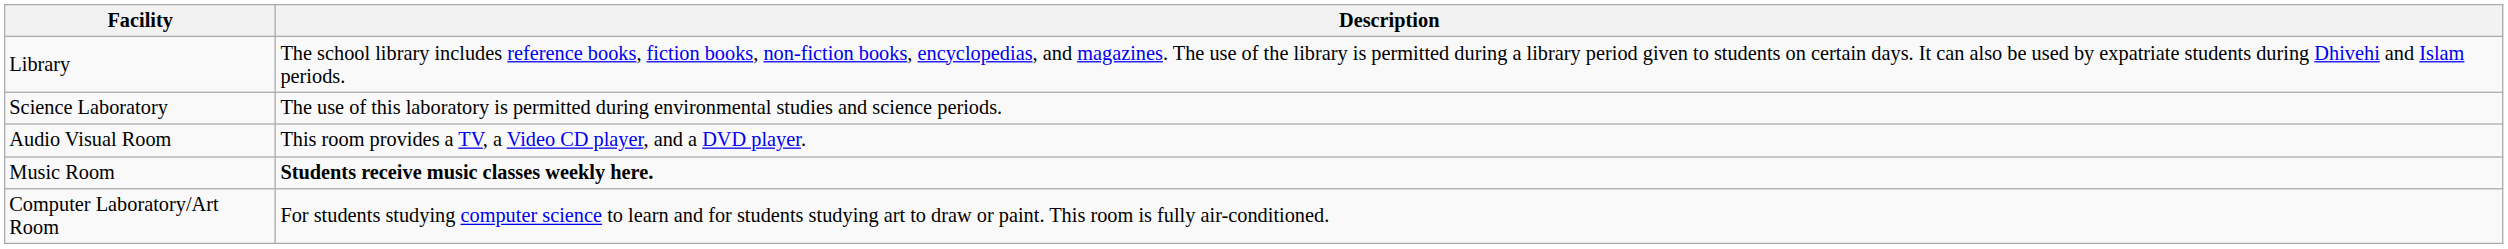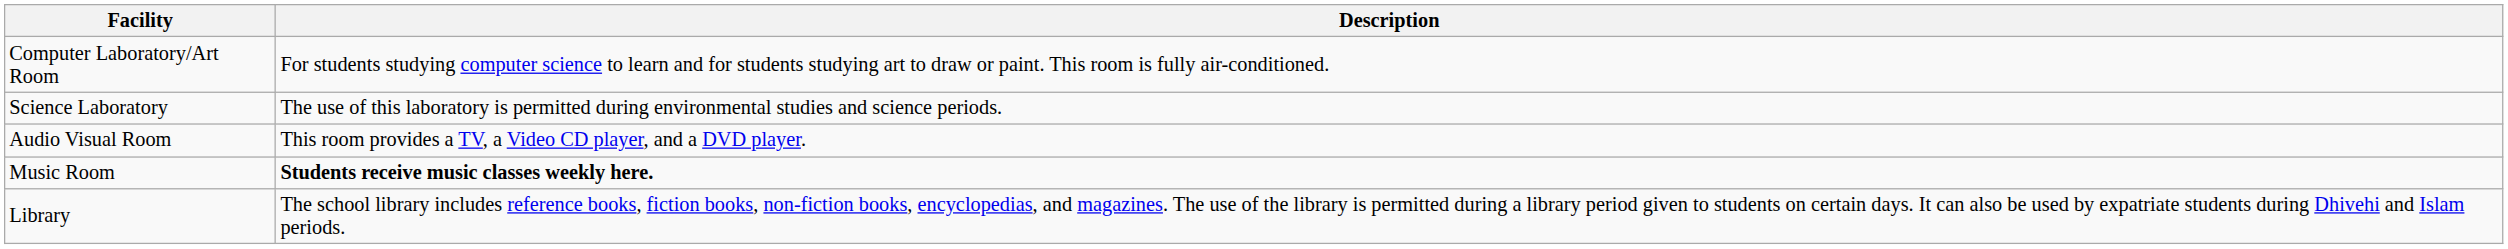rows swapped: (40, 64) <-> (114, 216)
